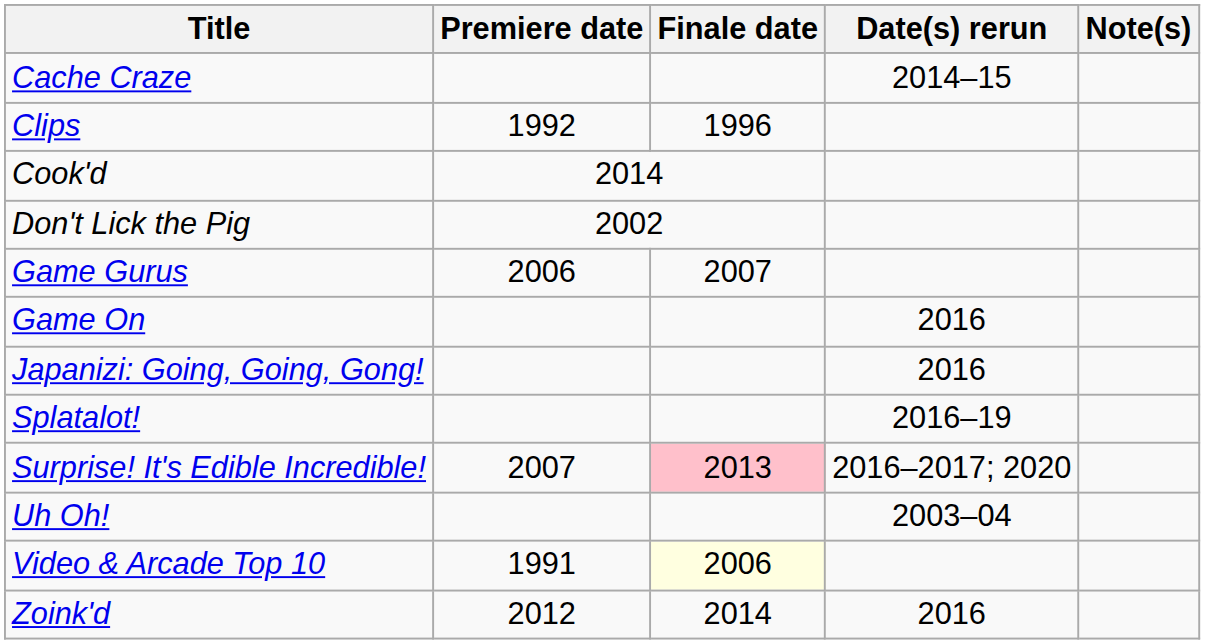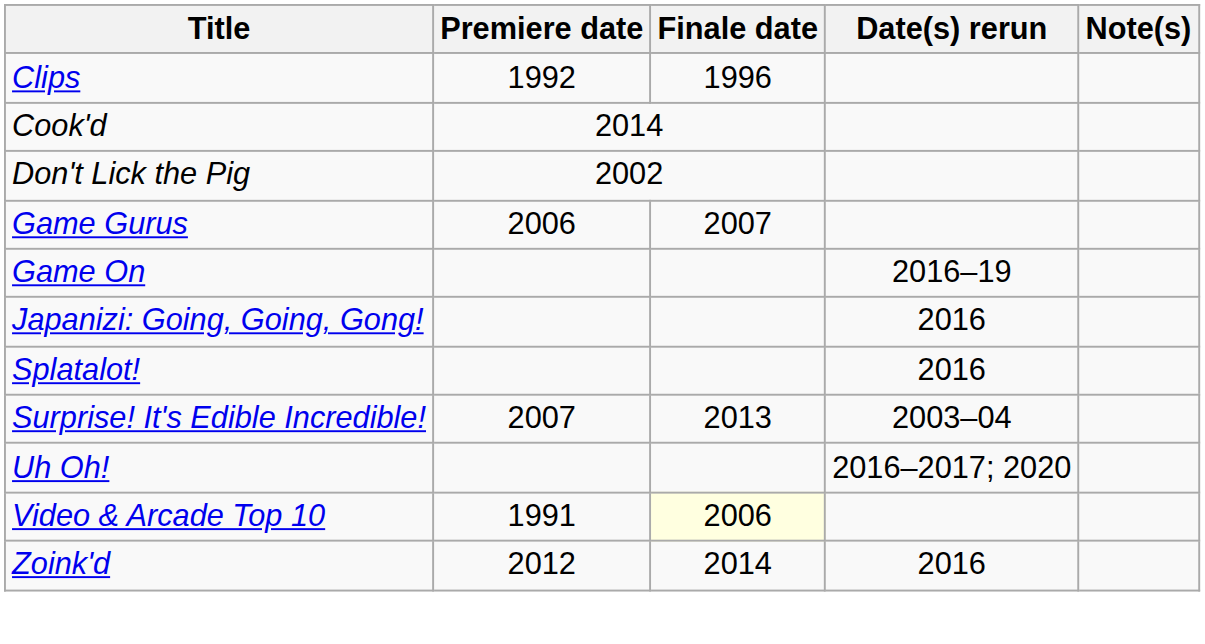- row: (102, 77)
(952, 321) 2016 -> (952, 272) 2016–19
(952, 418) 2016–19 -> (952, 369) 2016
(738, 467) pink background -> (738, 418) no background
(952, 467) 2016–2017; 2020 -> (952, 418) 2003–04
(952, 516) 2003–04 -> (952, 467) 2016–2017; 2020
